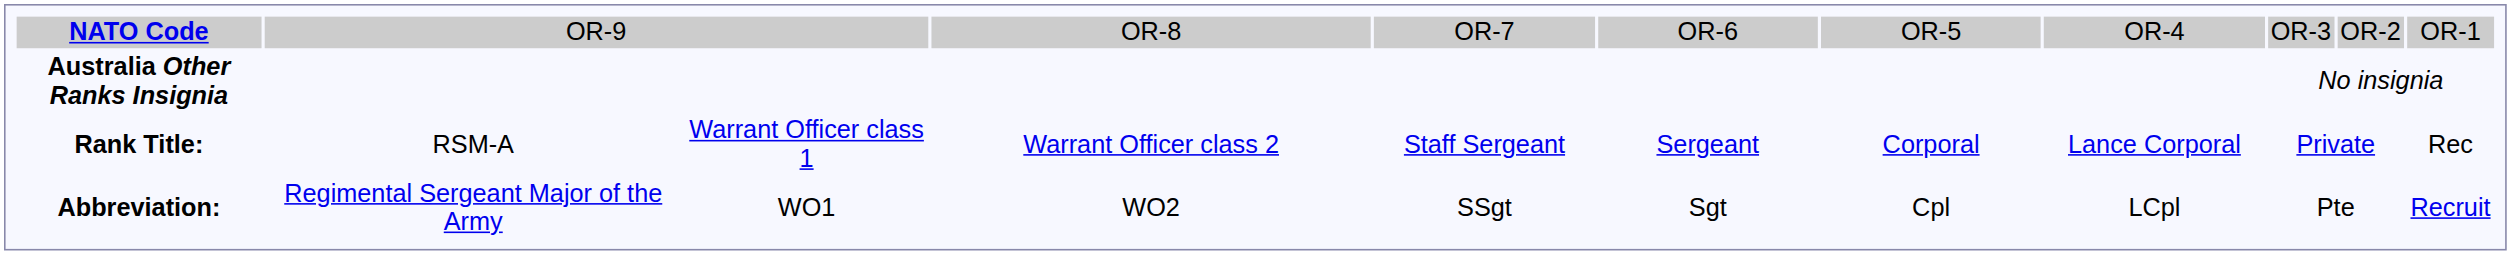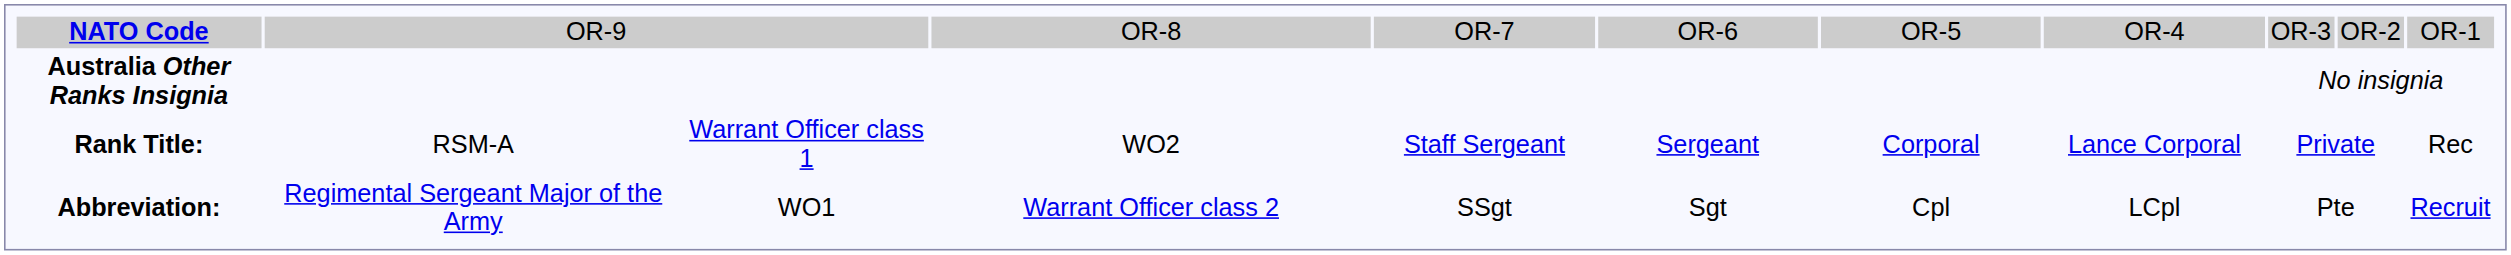(1151, 144) Warrant Officer class 2 -> (1151, 144) WO2
(1151, 207) WO2 -> (1151, 207) Warrant Officer class 2
